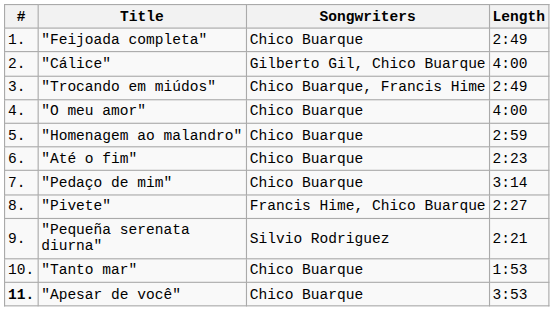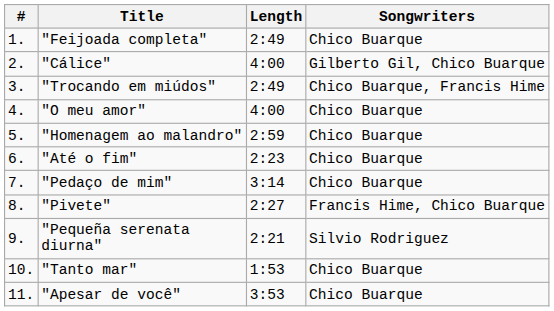columns swapped: (368, 16) <-> (519, 16)
(21, 294) bold -> (21, 294) normal
